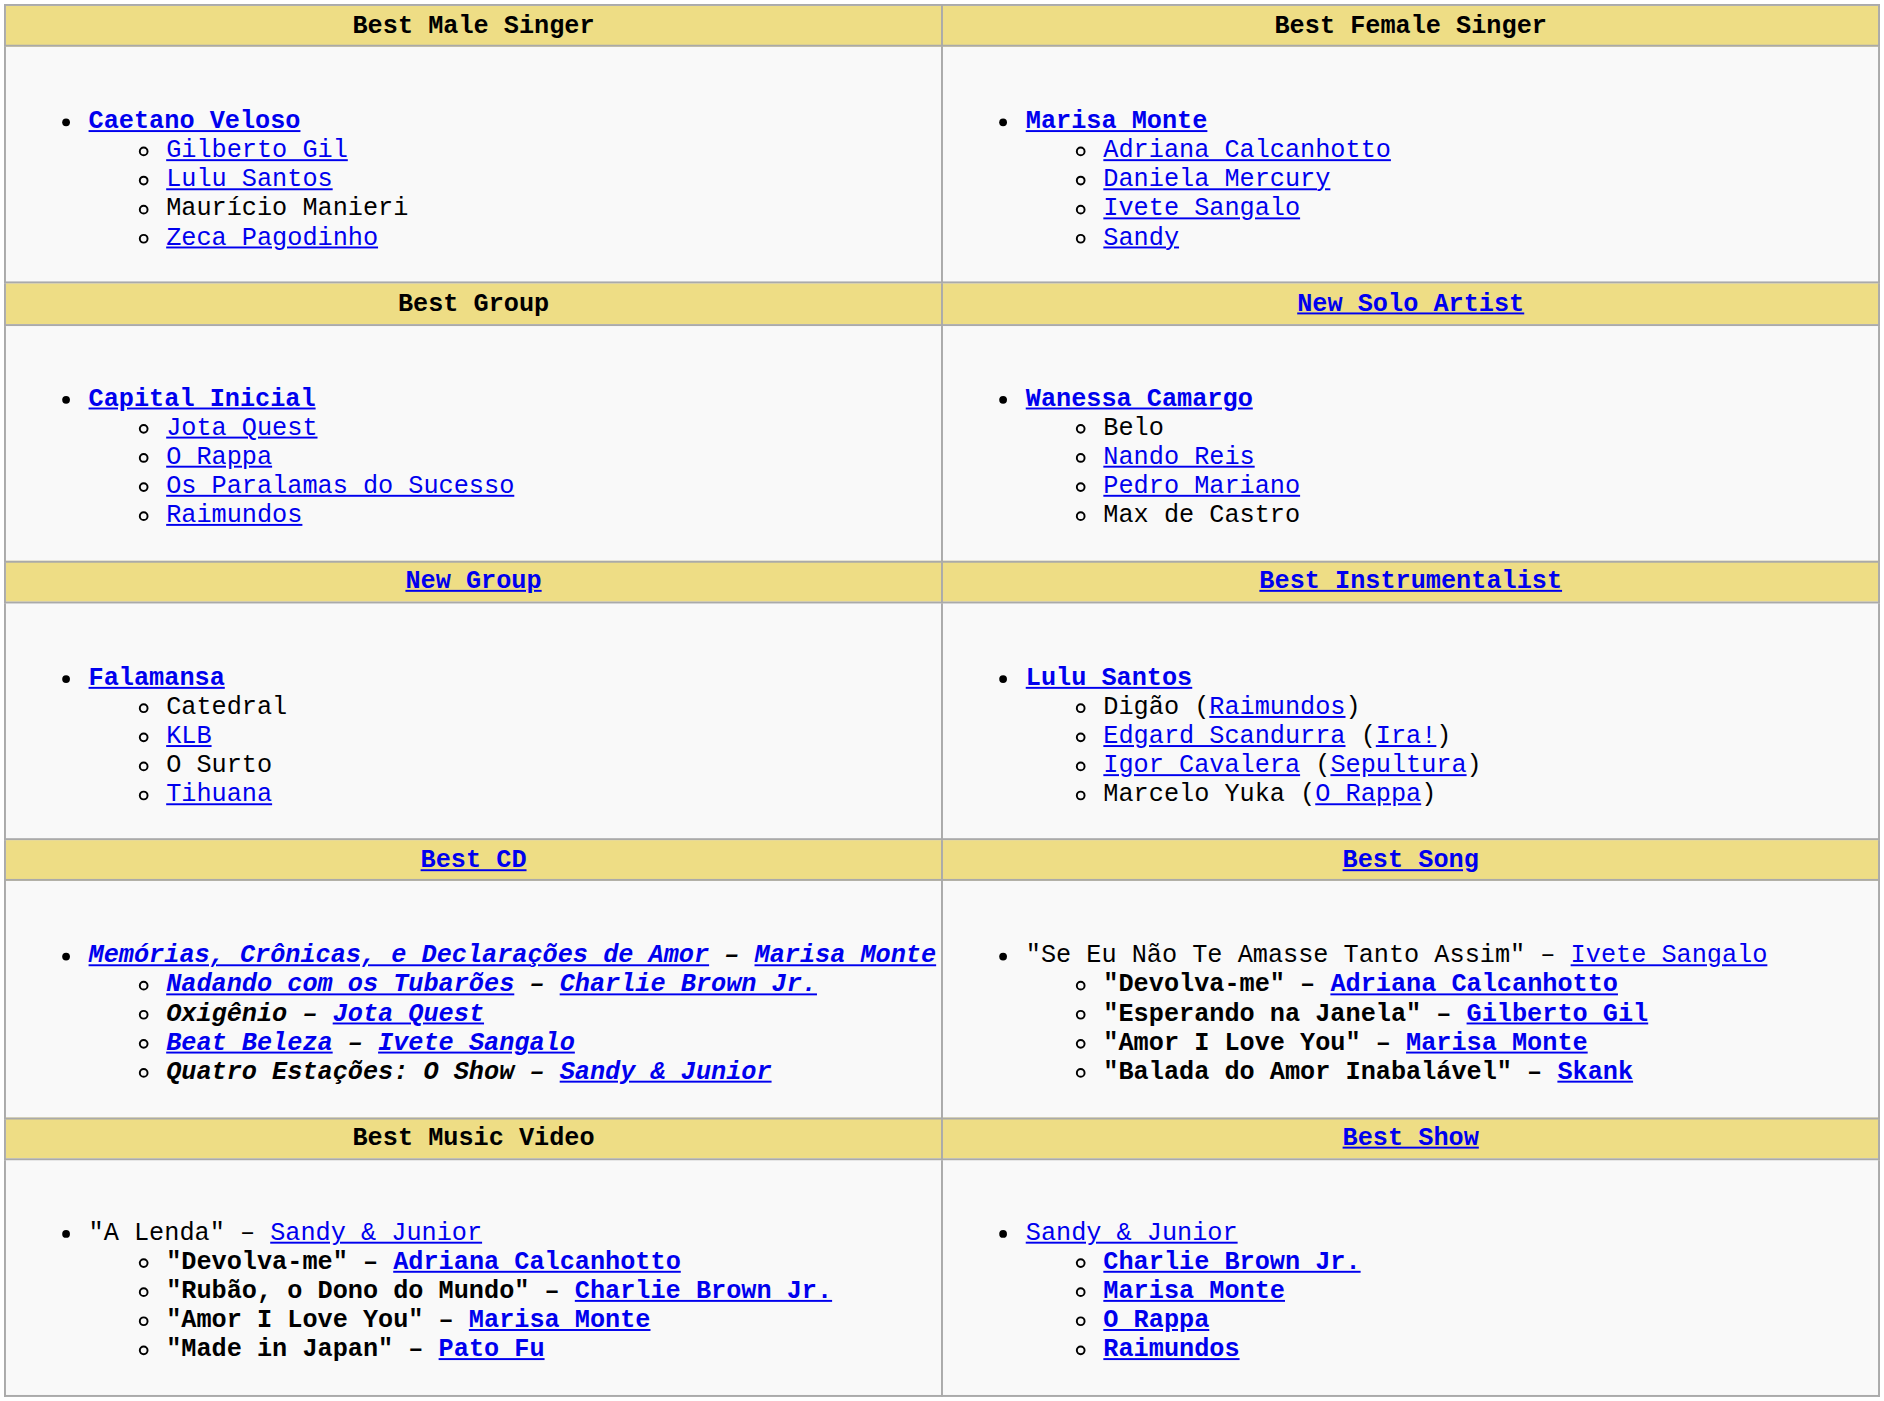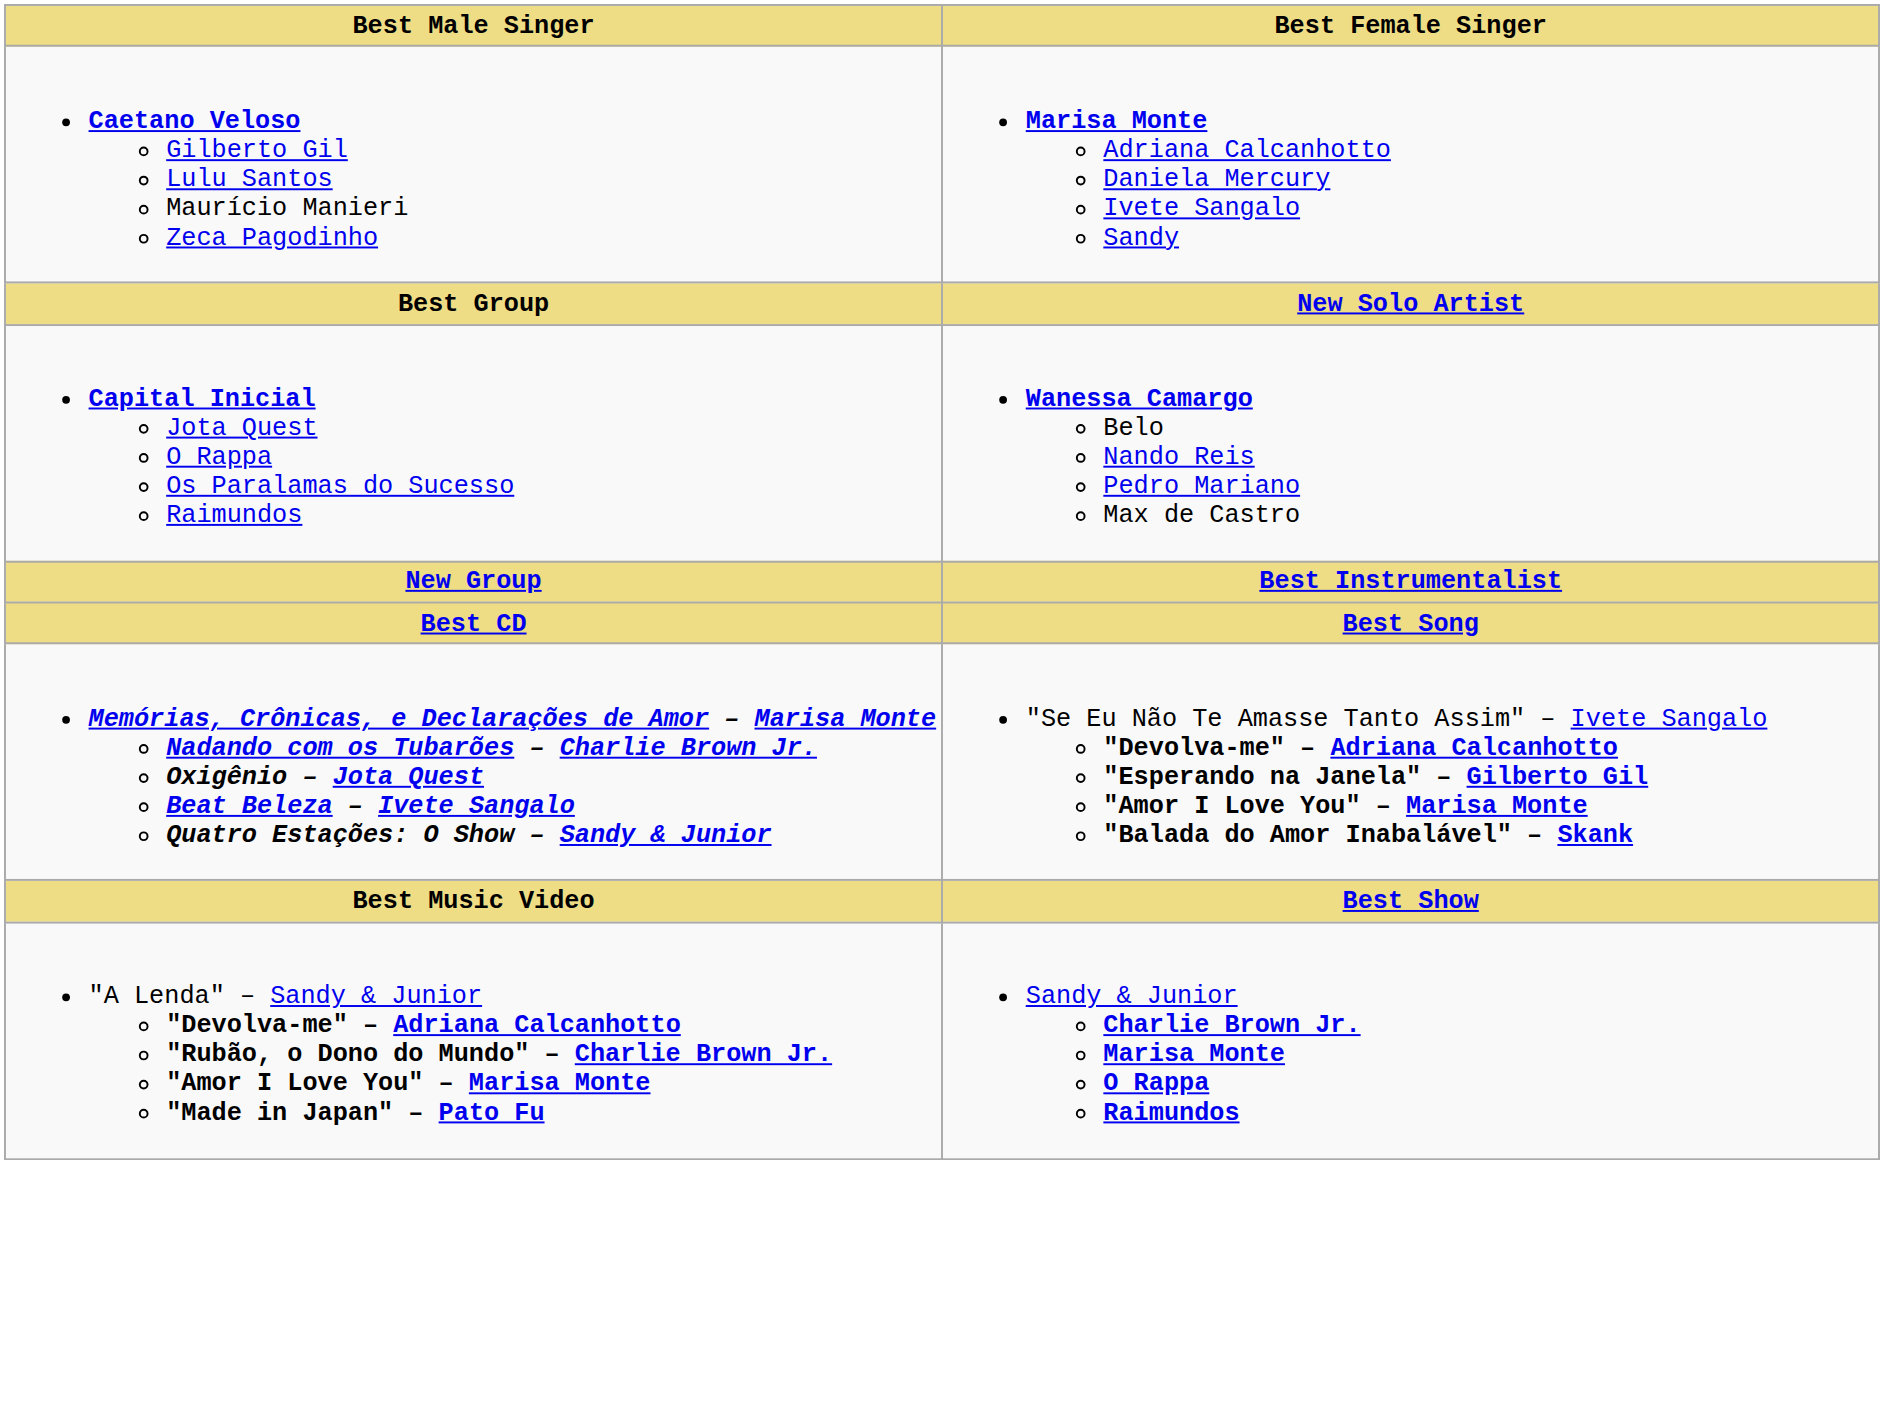- row: (474, 735)
